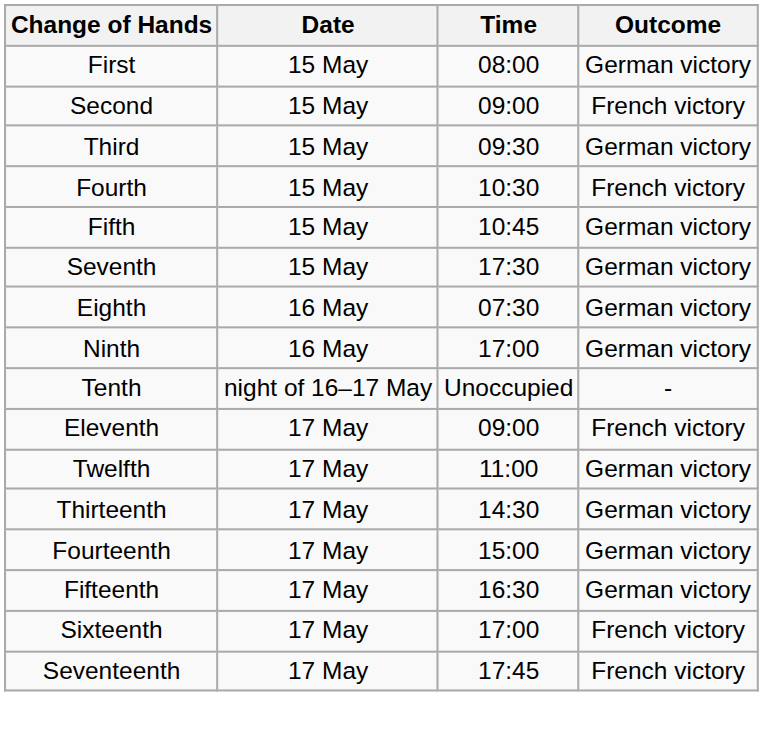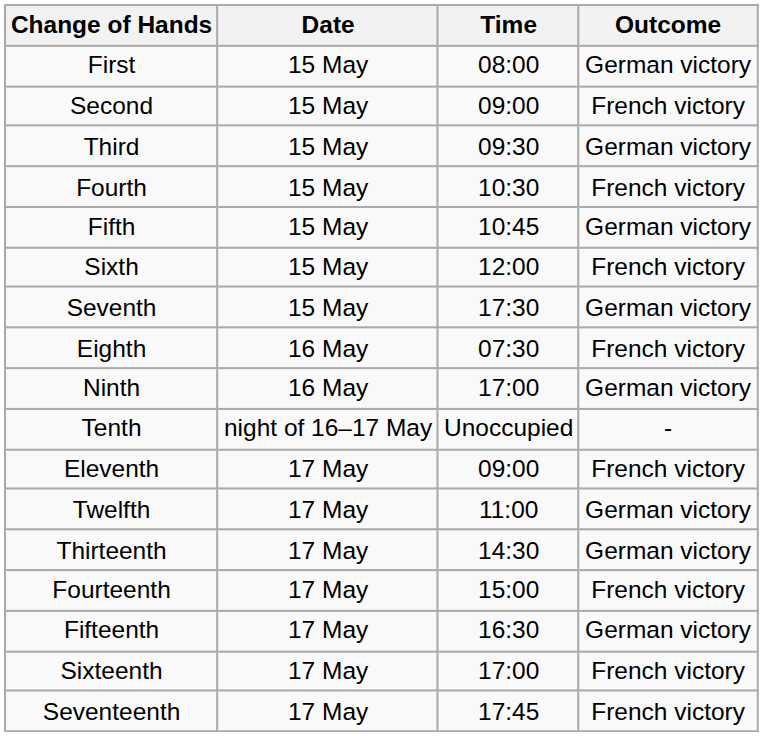+ row: (112, 267)
(668, 308) German victory -> (668, 348) French victory
(668, 550) German victory -> (668, 590) French victory
